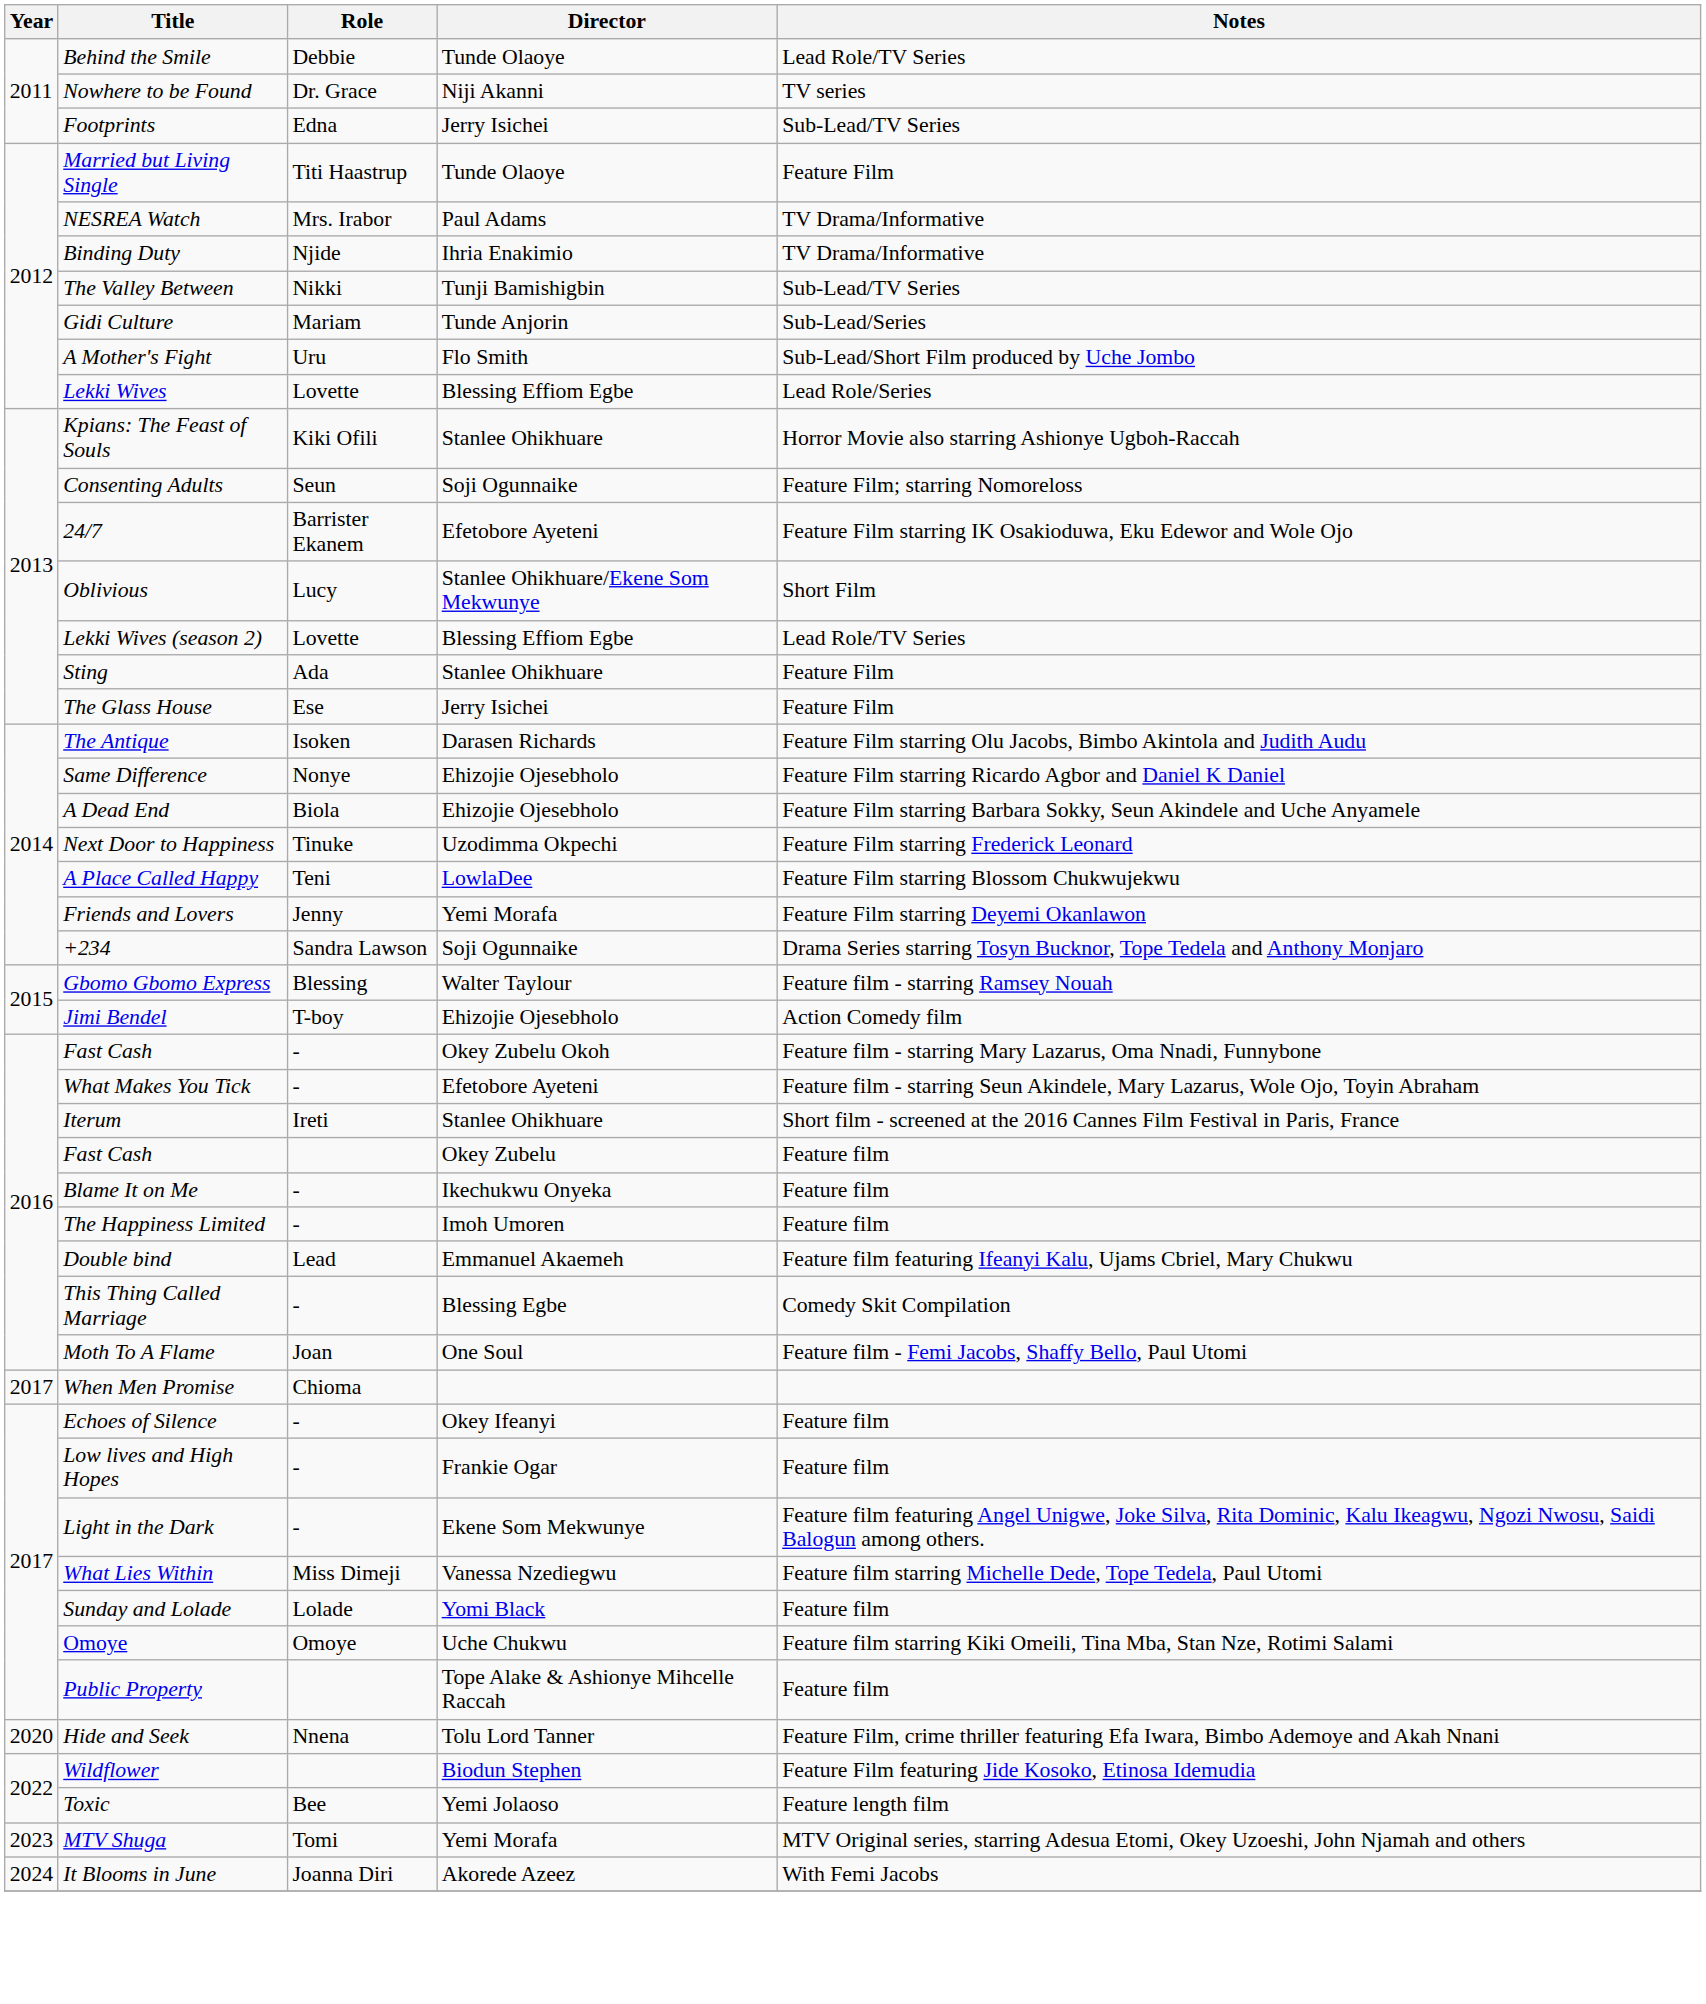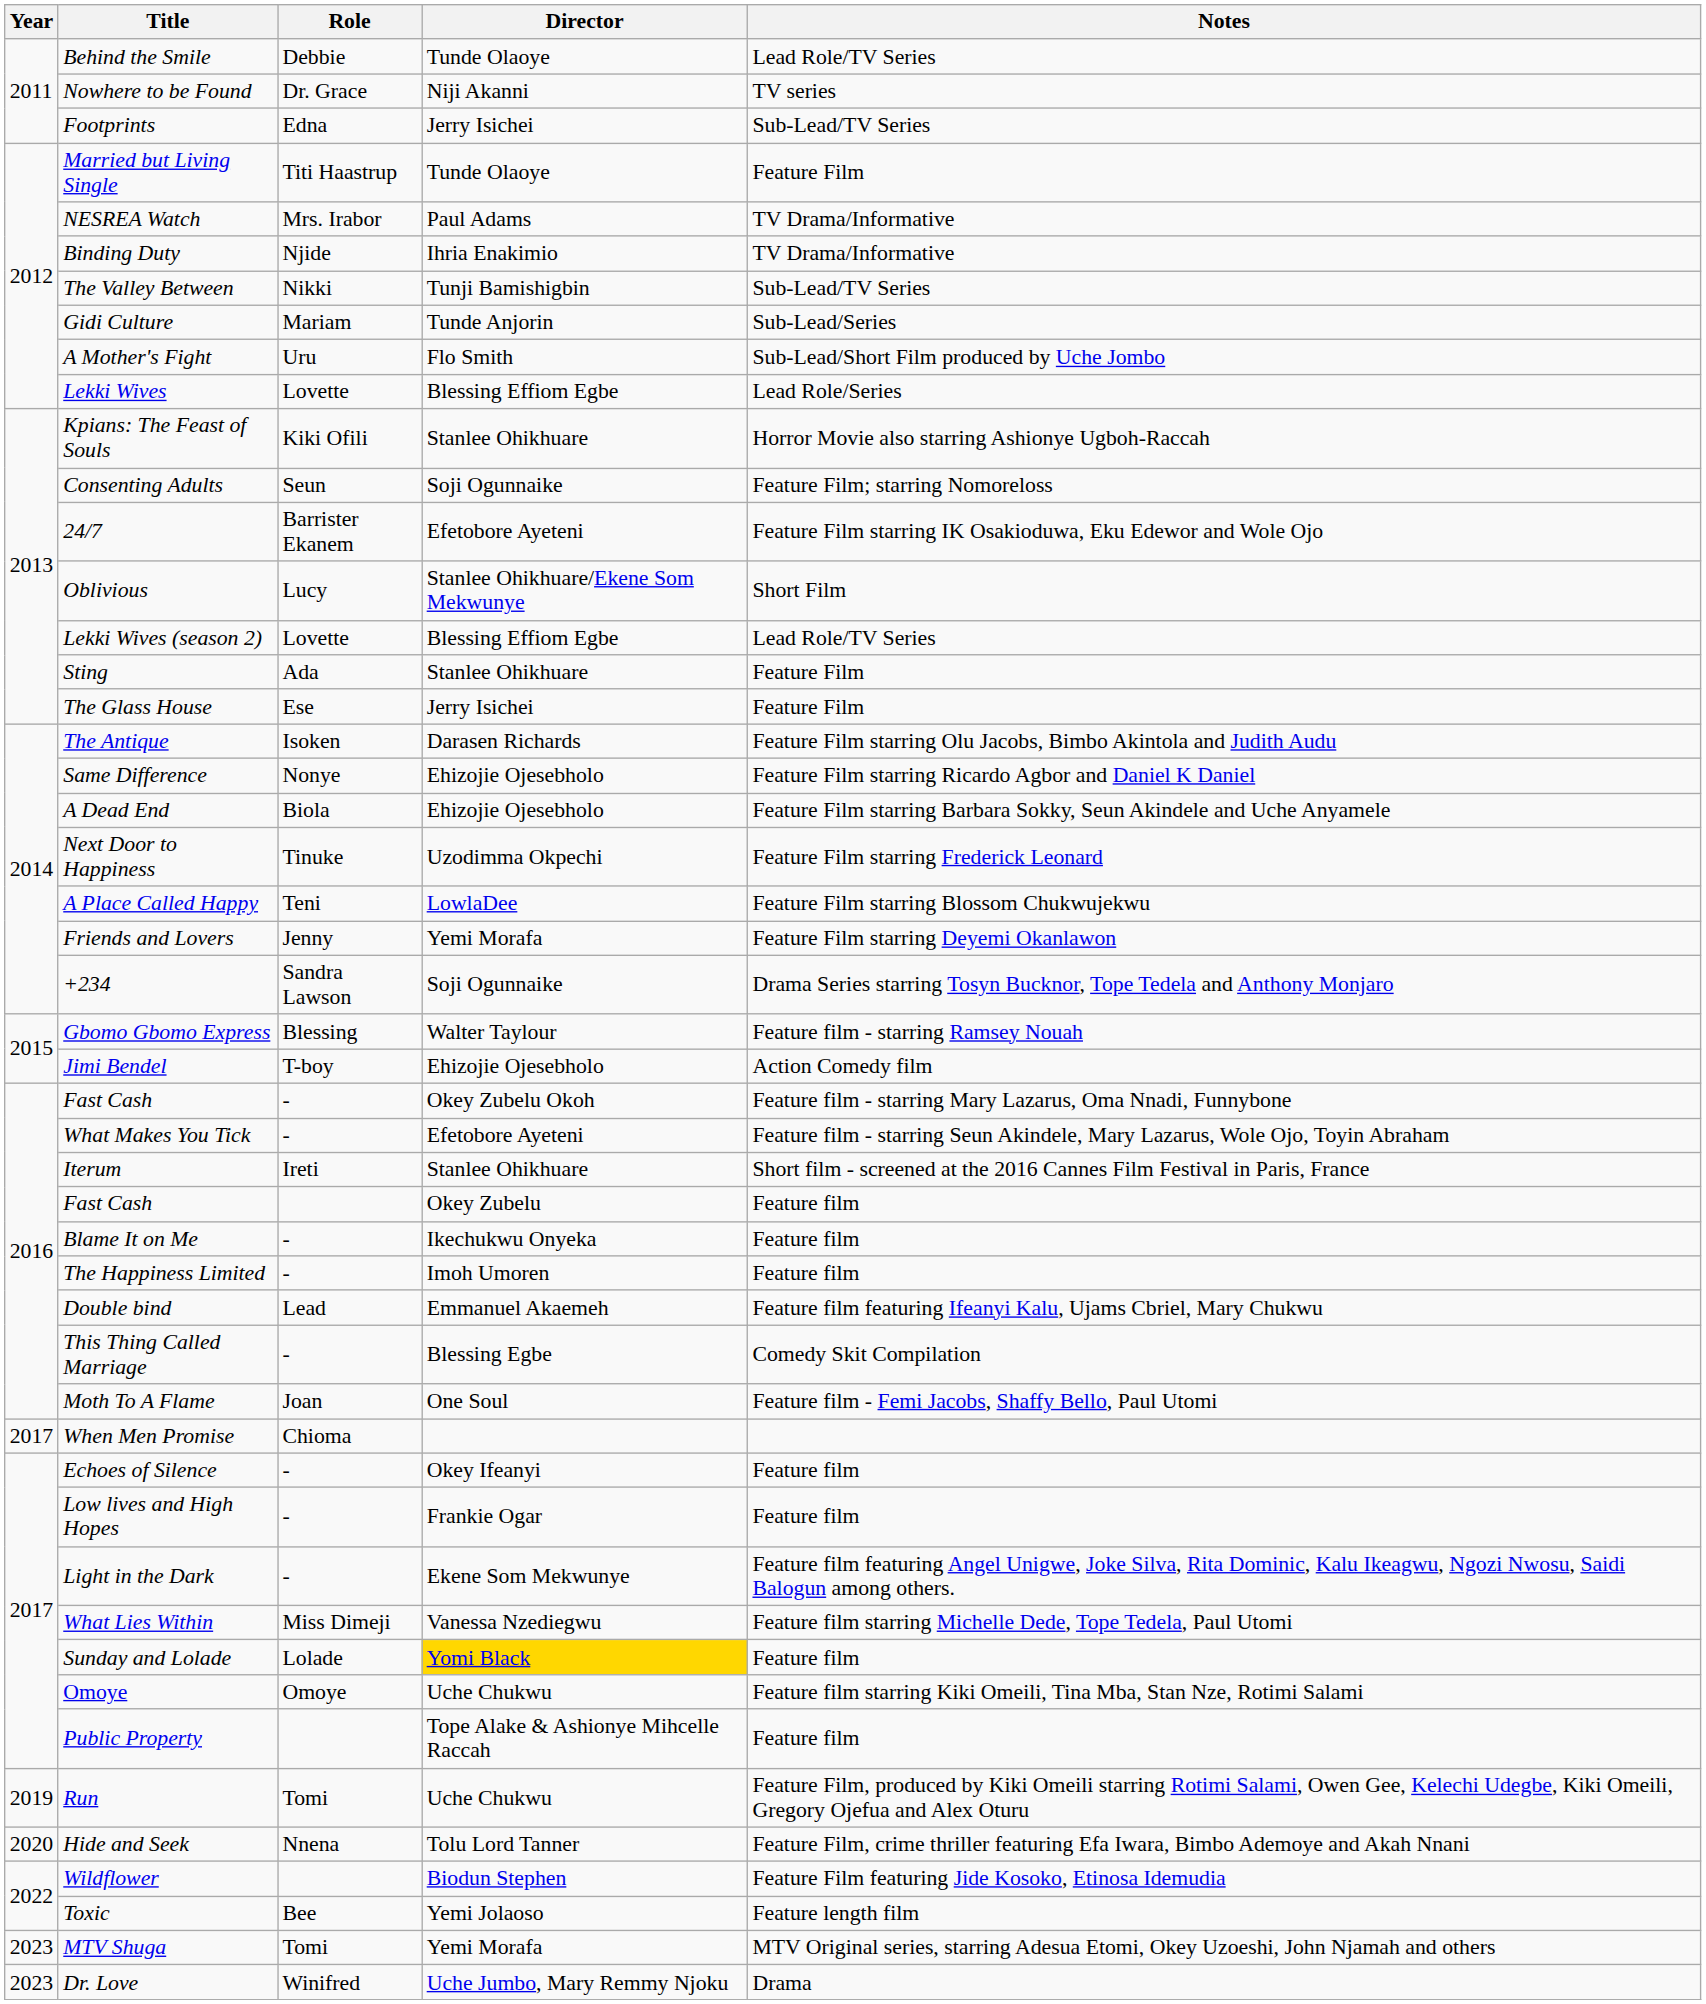(493, 1608) no background -> (479, 1656) gold background
+ row: (81, 1797)
+ row: (101, 1982)
- row: (140, 1874)
